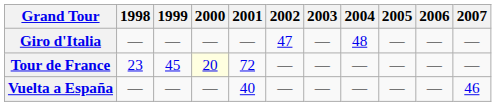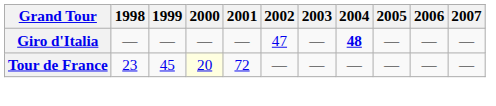(360, 40) normal -> (354, 40) bold
- row: (60, 88)
